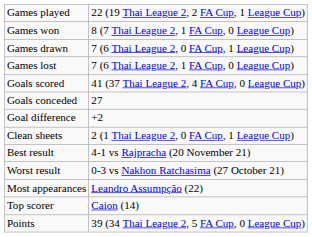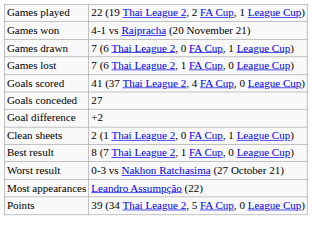(193, 30) 8 (7 Thai League 2, 1 FA Cup, 0 League Cup) -> (171, 30) 4-1 vs Rajpracha (20 November 21)
(171, 153) 4-1 vs Rajpracha (20 November 21) -> (193, 153) 8 (7 Thai League 2, 1 FA Cup, 0 League Cup)
- row: (30, 205)
